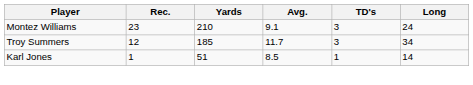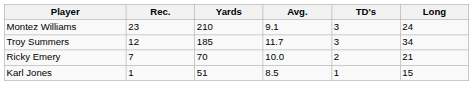+ row: (33, 57)
(408, 57) 14 -> (408, 73) 15
